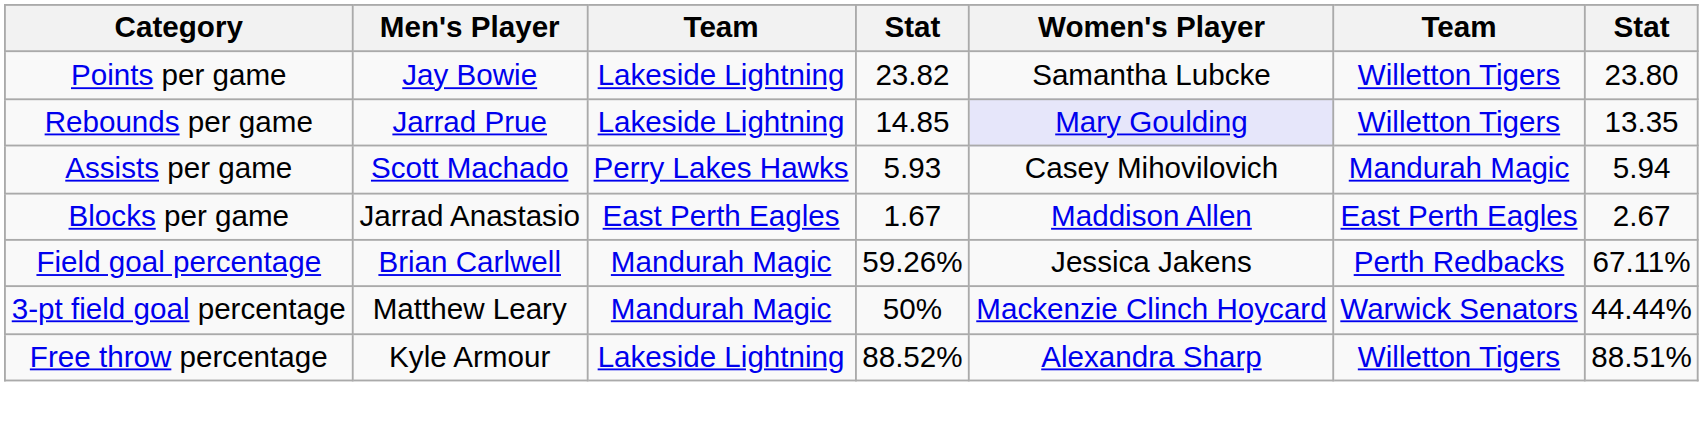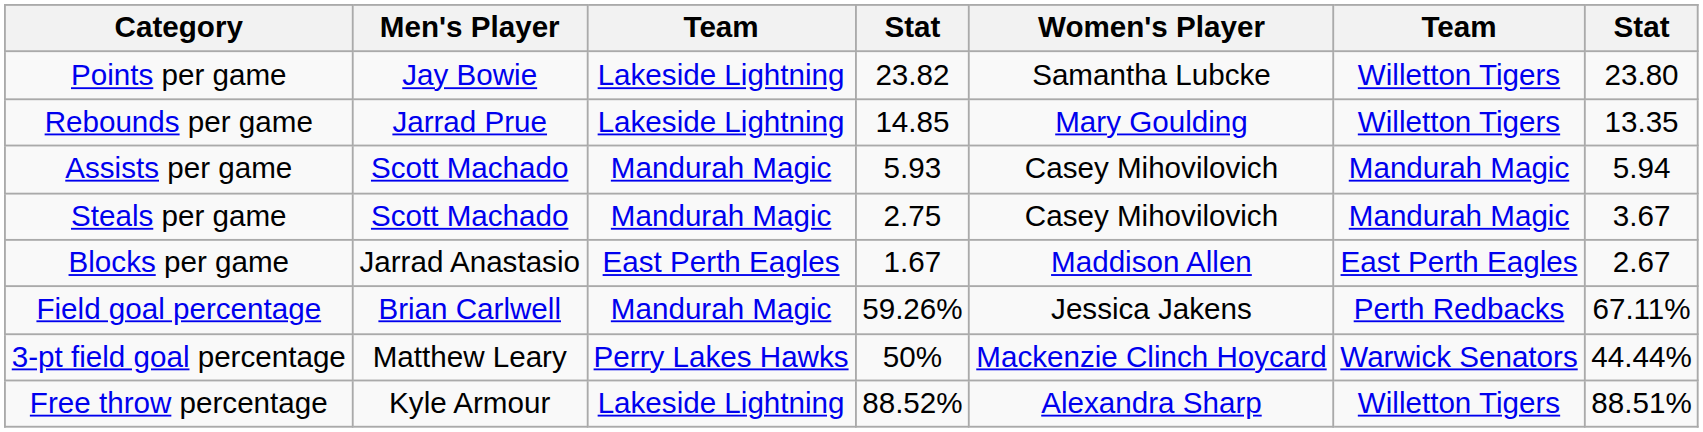(1151, 121) lavender background -> (1151, 121) no background
(721, 168) Perry Lakes Hawks -> (721, 168) Mandurah Magic
+ row: (179, 215)
(721, 309) Mandurah Magic -> (721, 356) Perry Lakes Hawks
